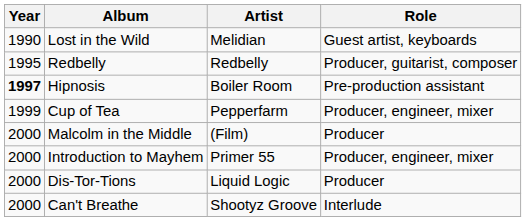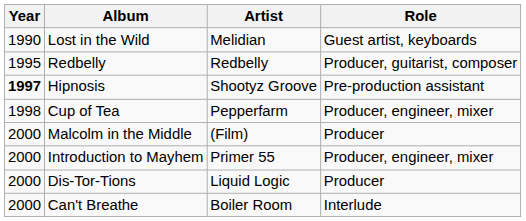(251, 87) Boiler Room -> (264, 87) Shootyz Groove
(24, 110) 1999 -> (24, 110) 1998
(264, 205) Shootyz Groove -> (251, 205) Boiler Room
